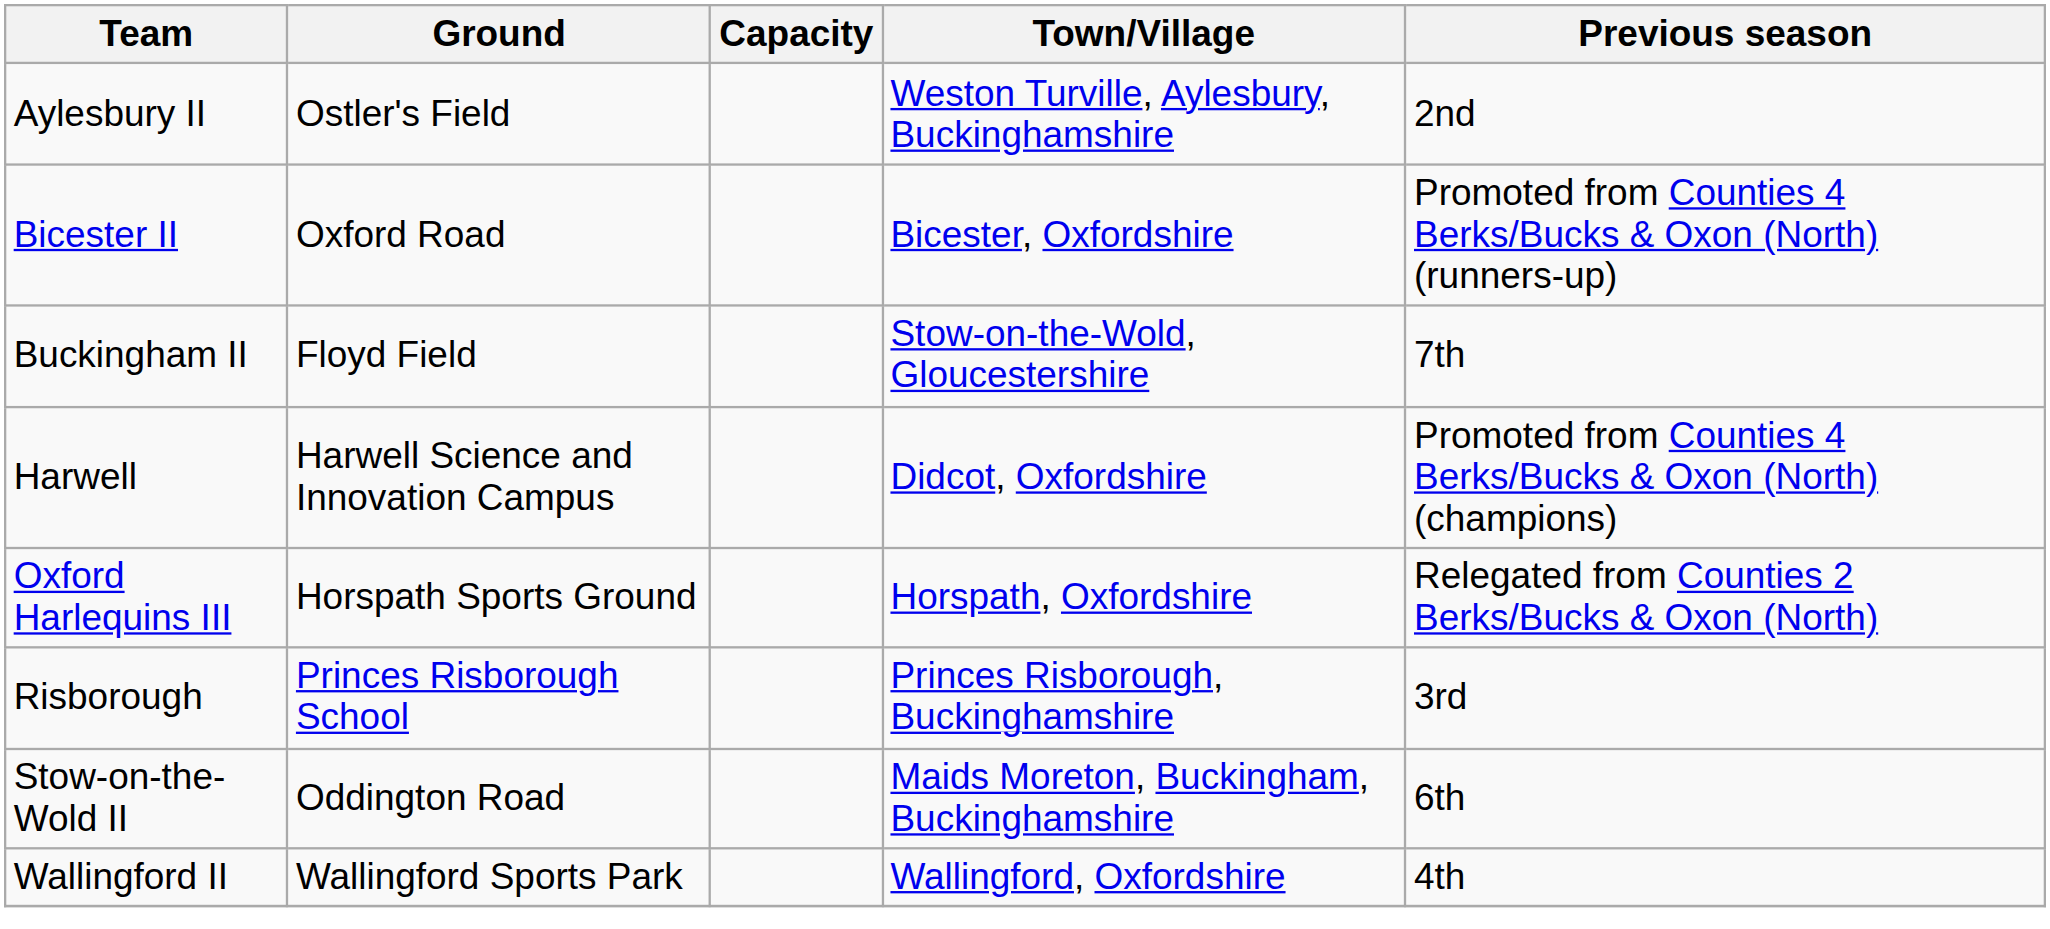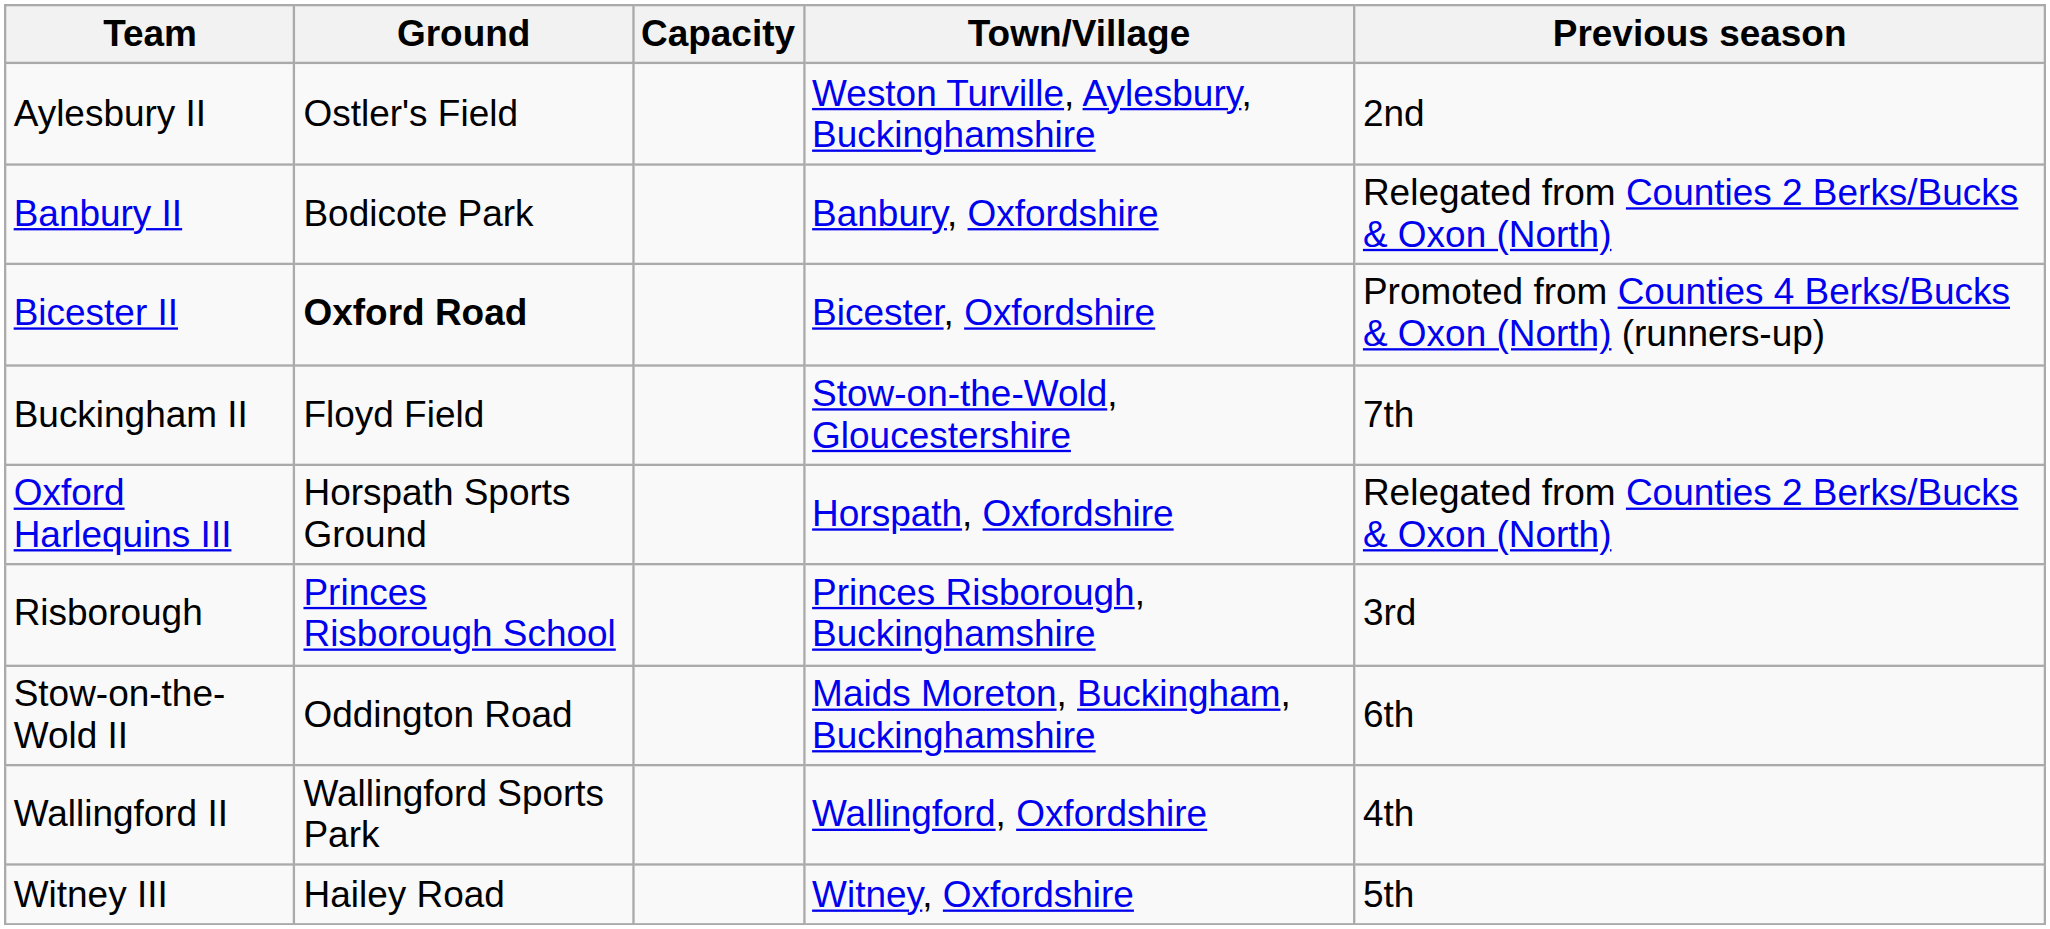+ row: (98, 213)
(401, 234) normal -> (415, 313) bold
- row: (75, 476)
+ row: (91, 893)
